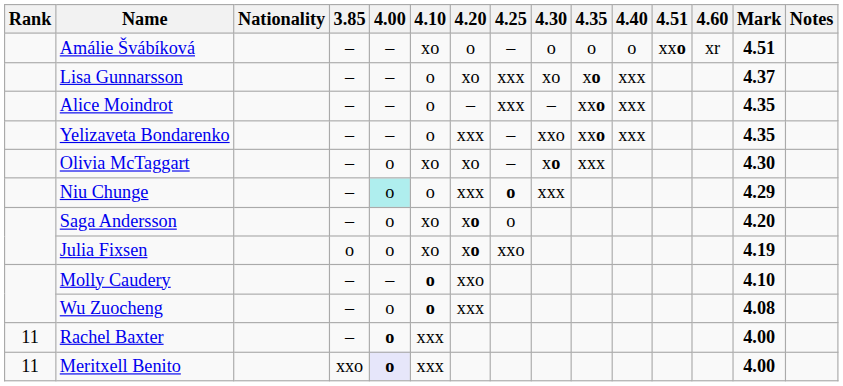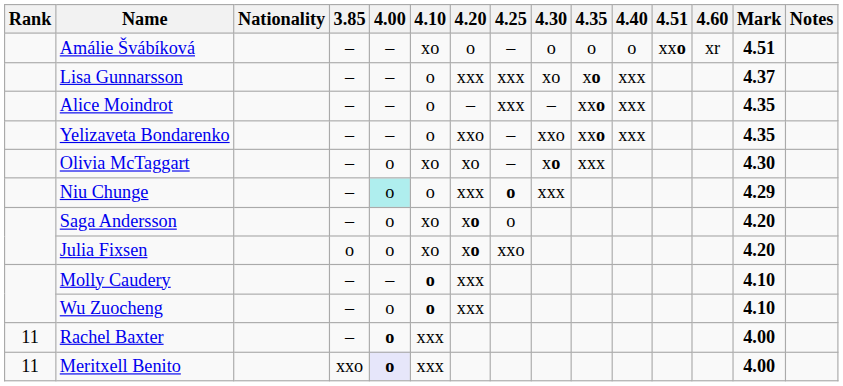(471, 76) xo -> (471, 76) xxx
(471, 134) xxx -> (471, 134) xxo
(759, 250) 4.19 -> (759, 250) 4.20
(471, 279) xxo -> (471, 279) xxx
(759, 308) 4.08 -> (759, 308) 4.10
